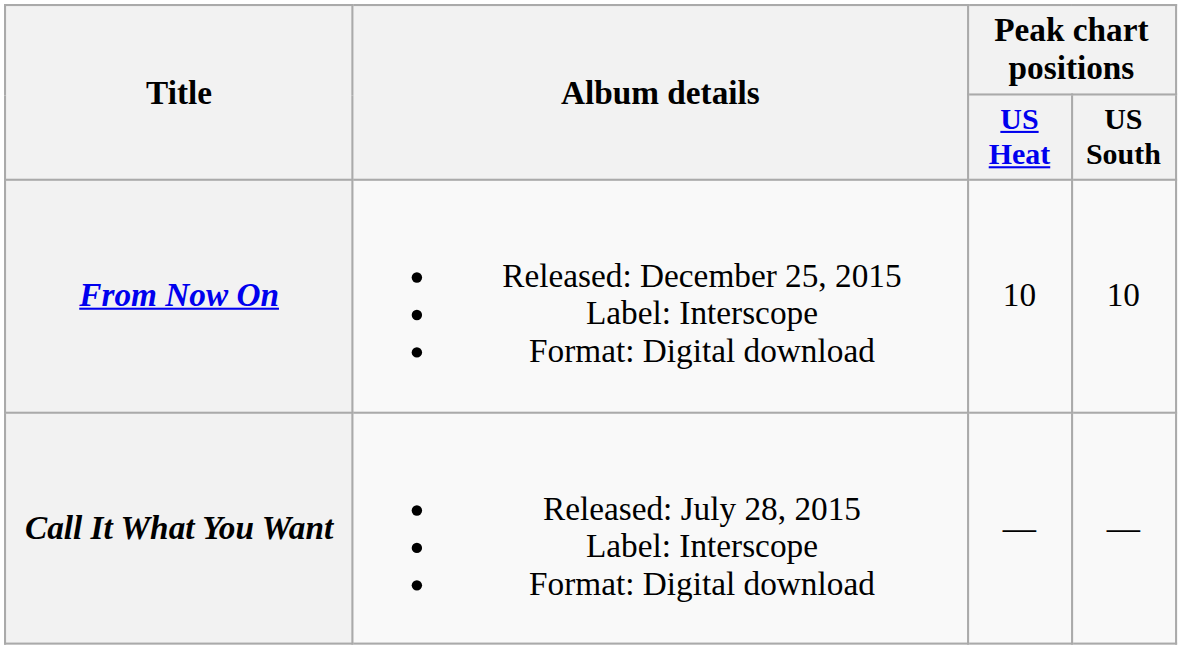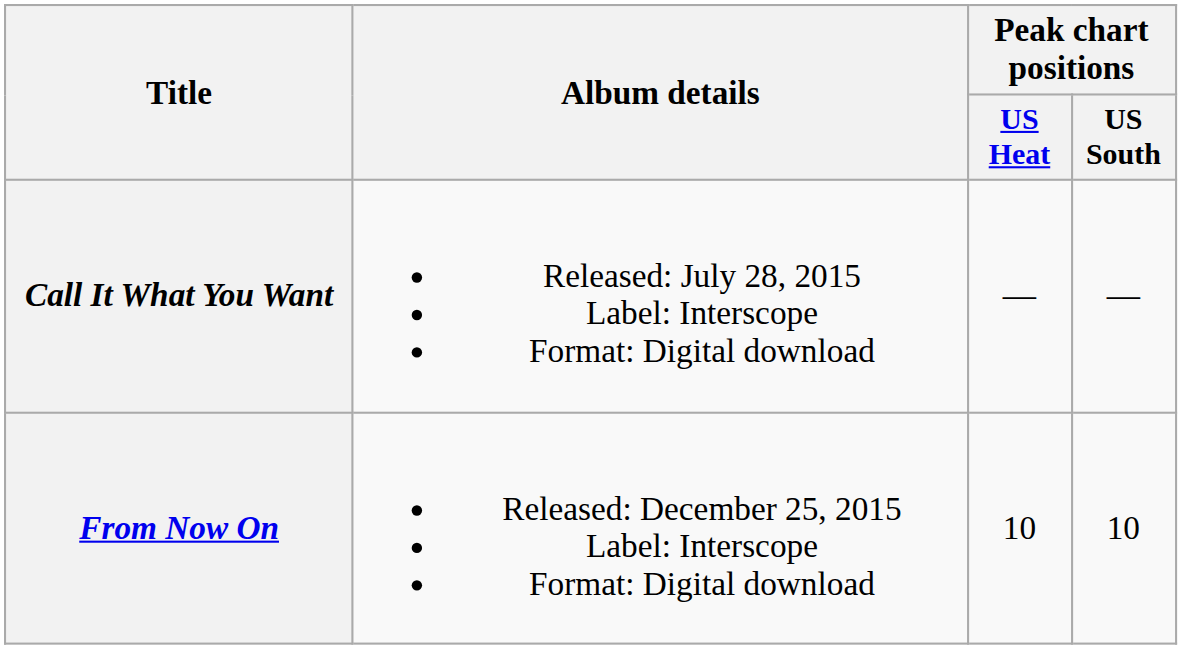rows swapped: (179, 526) <-> (179, 295)
